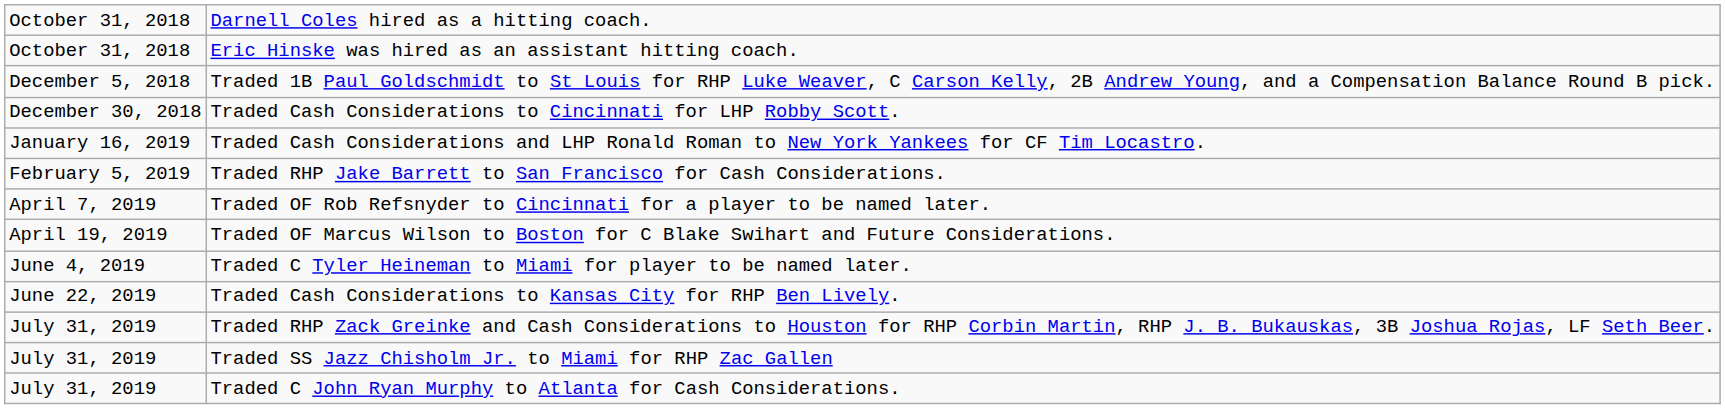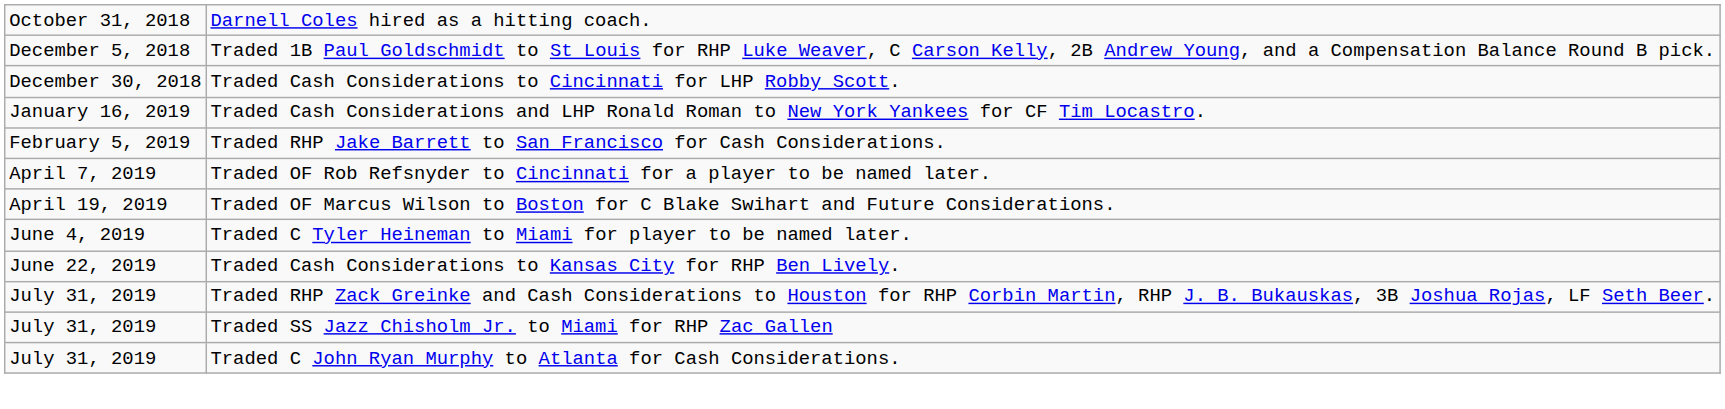- row: (505, 51)
